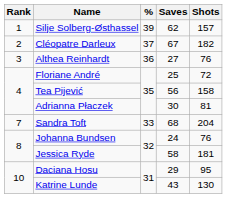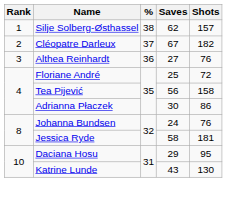(149, 28) 39 -> (149, 28) 38
(206, 106) 81 -> (206, 106) 86
- row: (61, 122)
